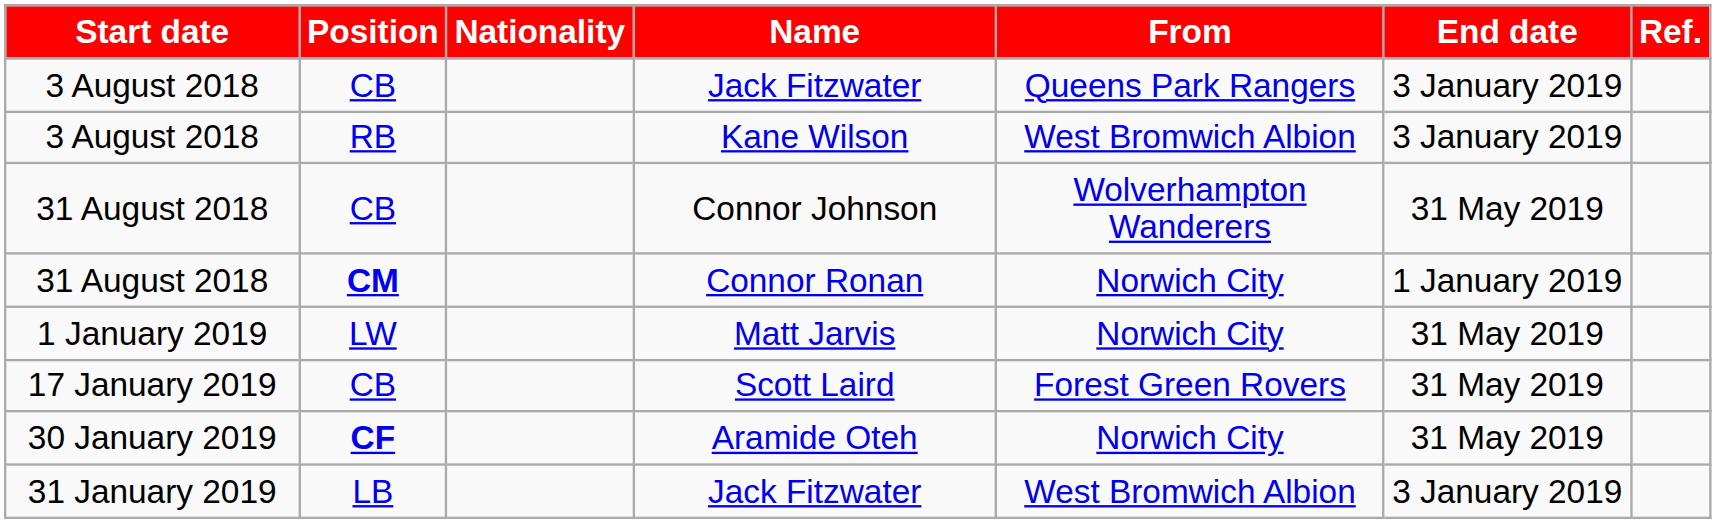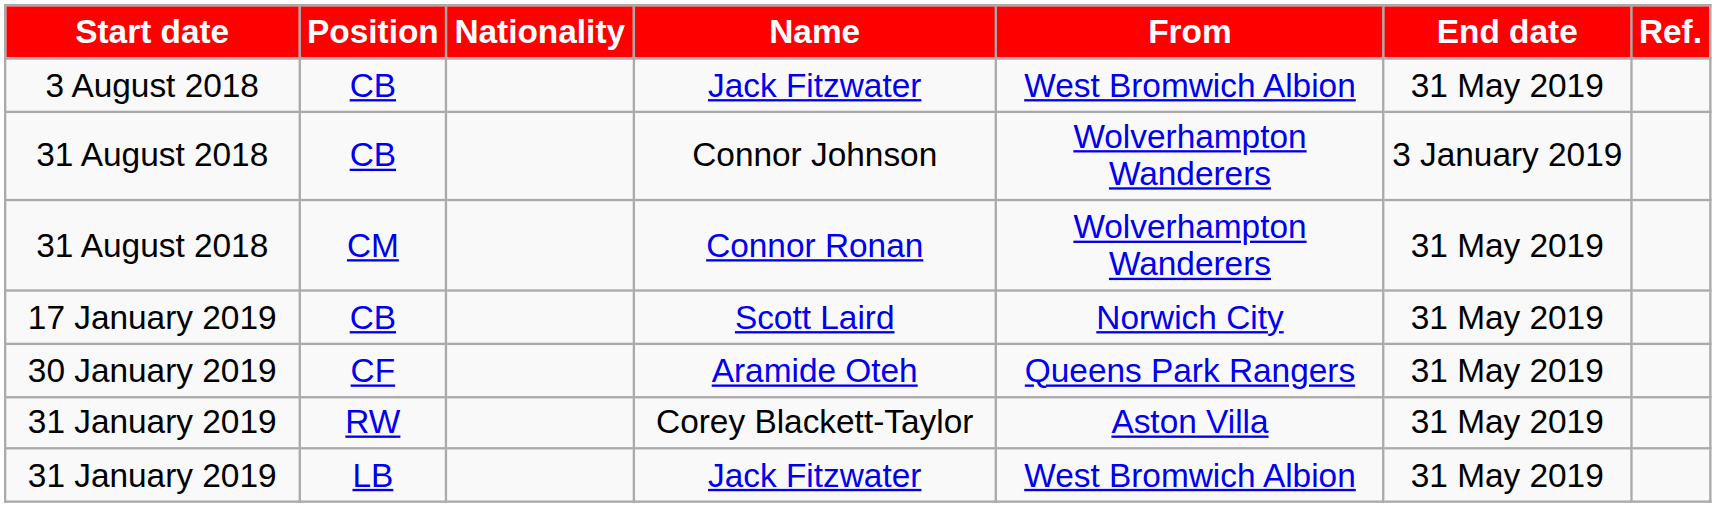(1190, 85) Queens Park Rangers -> (1190, 85) West Bromwich Albion
(1507, 85) 3 January 2019 -> (1507, 85) 31 May 2019
- row: (152, 138)
(1507, 209) 31 May 2019 -> (1507, 156) 3 January 2019
(373, 280) bold -> (373, 246) normal
(1190, 280) Norwich City -> (1190, 246) Wolverhampton Wanderers
(1507, 280) 1 January 2019 -> (1507, 246) 31 May 2019
- row: (152, 333)
(1190, 386) Forest Green Rovers -> (1190, 317) Norwich City
(373, 439) bold -> (373, 370) normal
(1190, 439) Norwich City -> (1190, 370) Queens Park Rangers
+ row: (152, 423)
(1507, 491) 3 January 2019 -> (1507, 476) 31 May 2019
